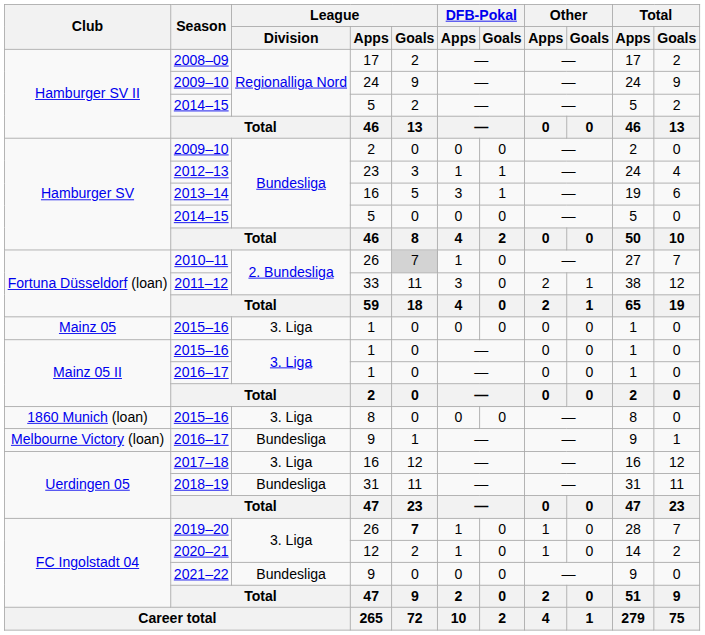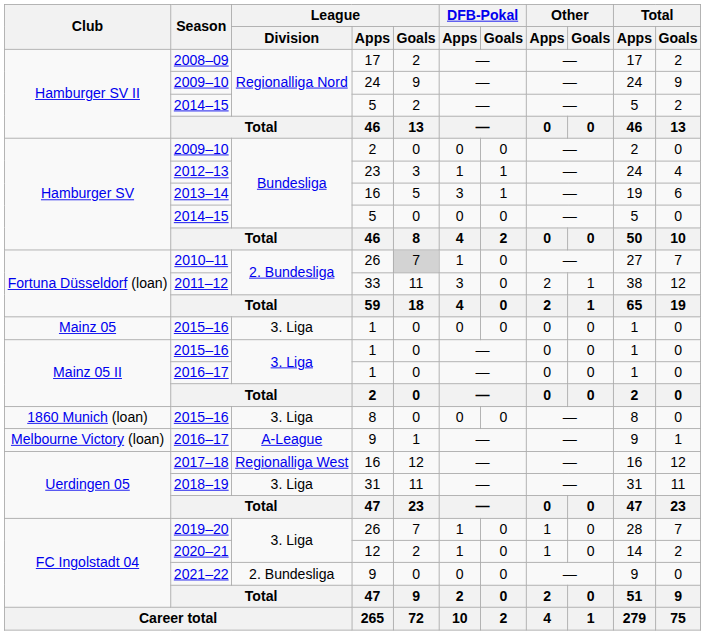(291, 439) Bundesliga -> (292, 439) A-League
(291, 462) 3. Liga -> (292, 462) Regionalliga West
(291, 484) Bundesliga -> (292, 484) 3. Liga
(415, 529) bold -> (416, 529) normal
(291, 573) Bundesliga -> (292, 573) 2. Bundesliga
